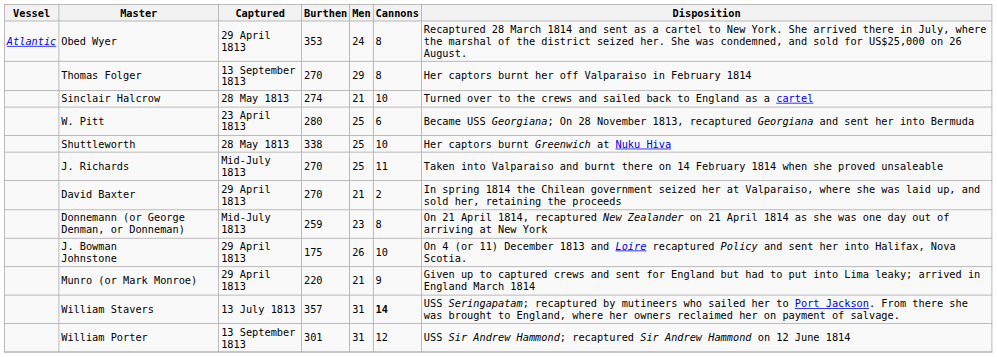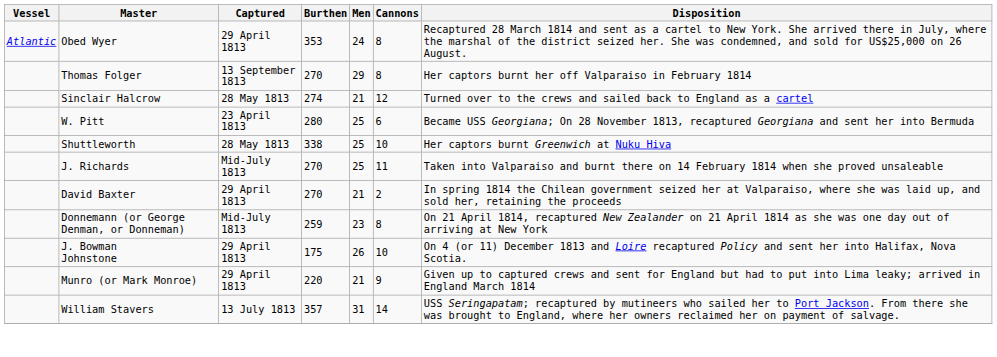(382, 99) 10 -> (382, 99) 12
(382, 309) bold -> (382, 309) normal
- row: (104, 338)
